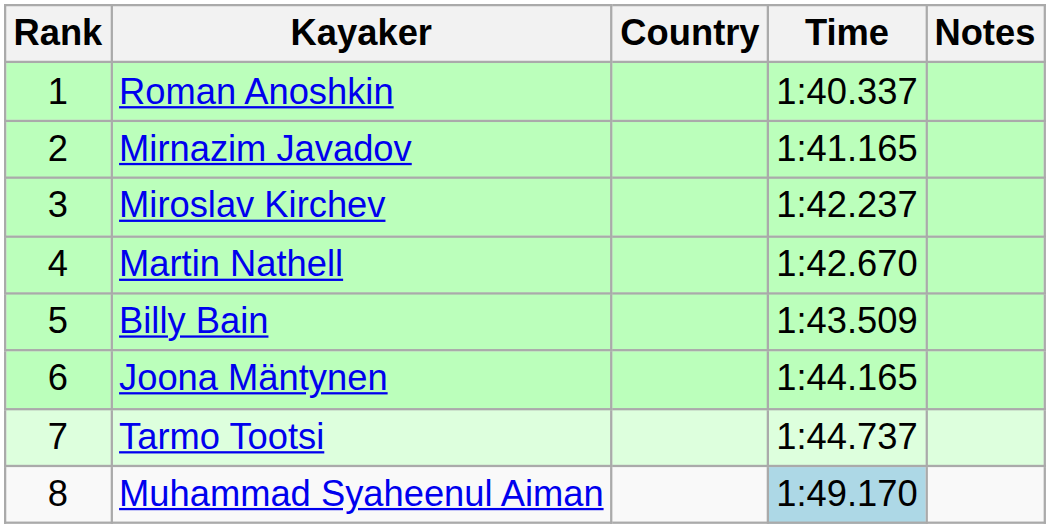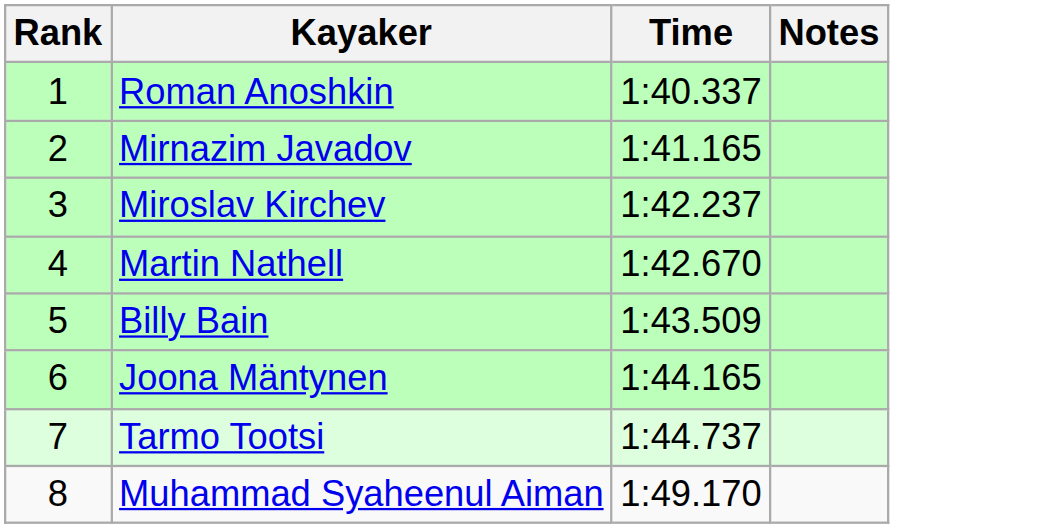- column: (690, 33)
(847, 494) lightblue background -> (691, 494) no background
